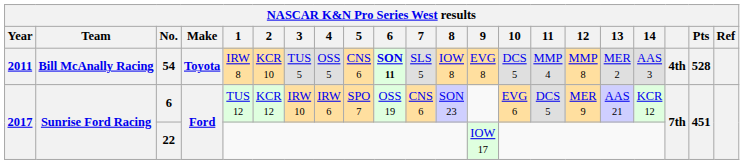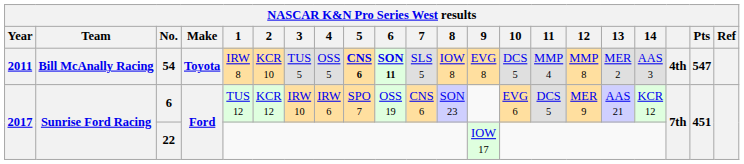(359, 65) normal -> (359, 66) bold
(701, 66) 528 -> (702, 66) 547
